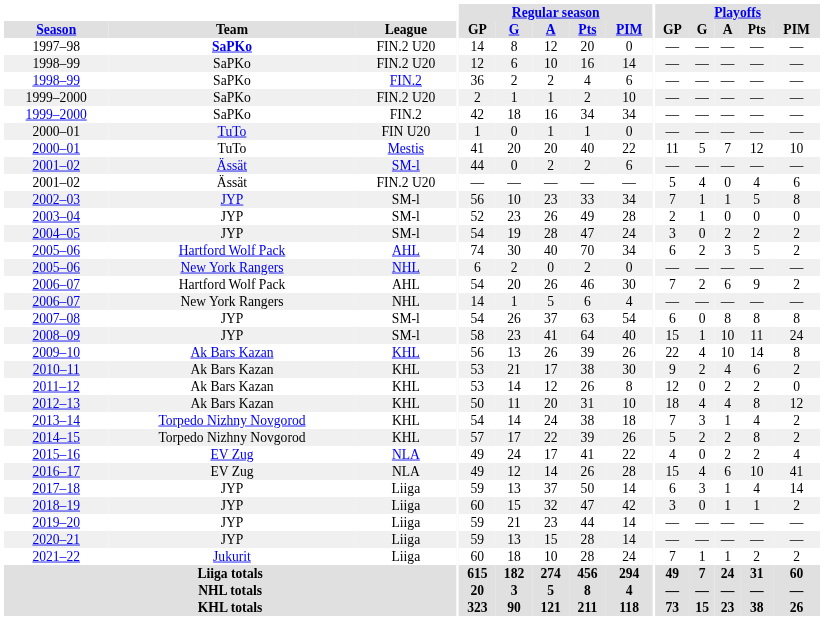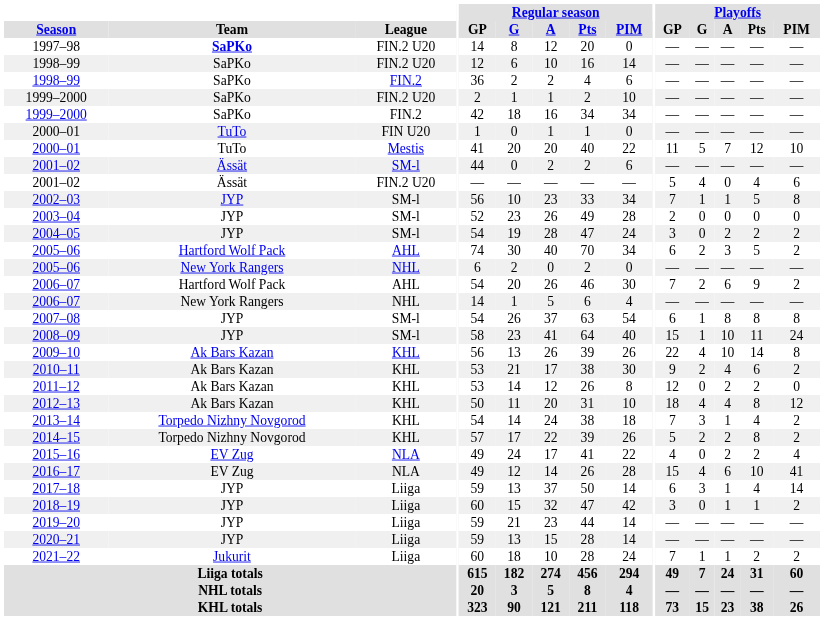(702, 216) 1 -> (702, 216) 0
(702, 318) 0 -> (702, 318) 1
